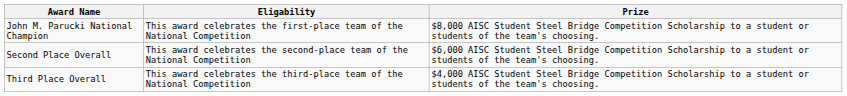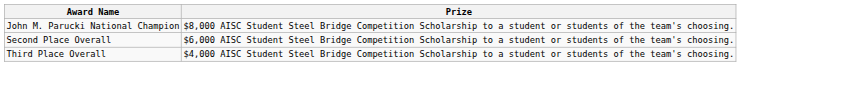- column: (287, 11)
